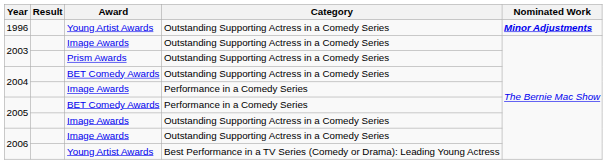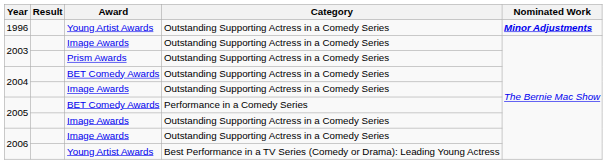(236, 89) Performance in a Comedy Series -> (277, 89) Outstanding Supporting Actress in a Comedy Series
